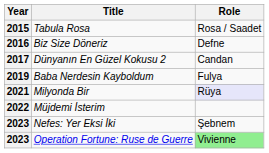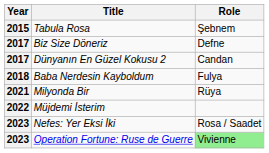(229, 28) Rosa / Saadet -> (216, 28) Şebnem
(18, 44) 2016 -> (18, 44) 2017
(18, 76) 2019 -> (18, 76) 2018
(209, 92) lavender background -> (209, 92) no background
(216, 124) Şebnem -> (229, 124) Rosa / Saadet
